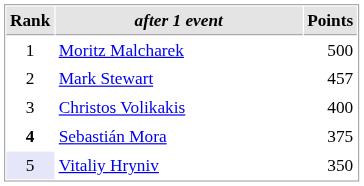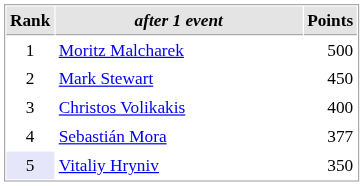(340, 78) 457 -> (340, 78) 450
(30, 136) bold -> (30, 136) normal
(340, 136) 375 -> (340, 136) 377
